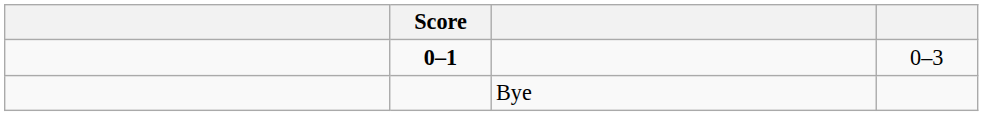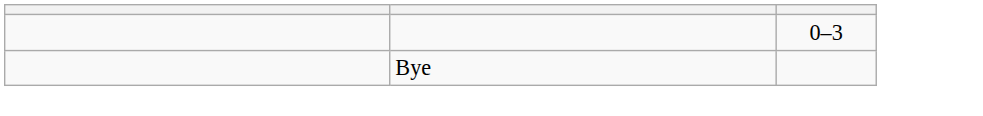- column: (441, 22)
